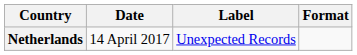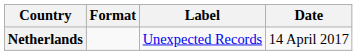columns swapped: (130, 15) <-> (326, 15)
